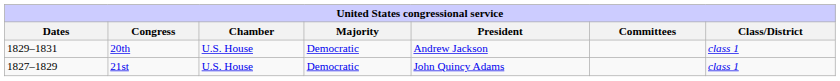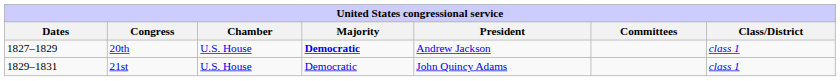(32, 48) 1829–1831 -> (32, 48) 1827–1829
(333, 48) normal -> (332, 48) bold
(32, 66) 1827–1829 -> (32, 66) 1829–1831
